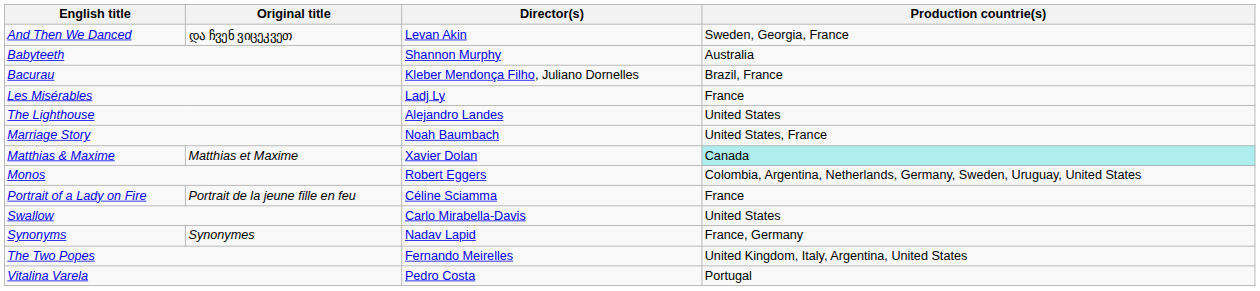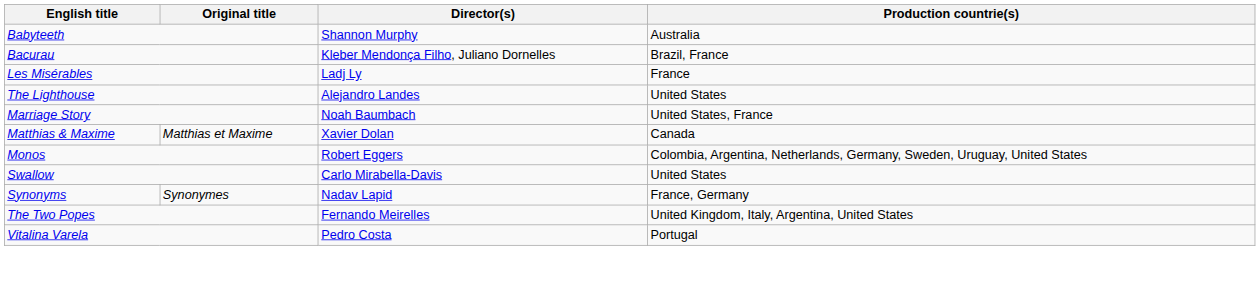- row: (69, 34)
(727, 155) paleturquoise background -> (673, 134) no background
- row: (77, 195)
